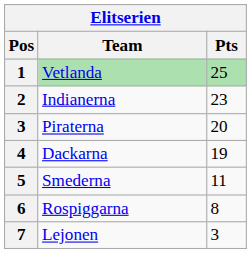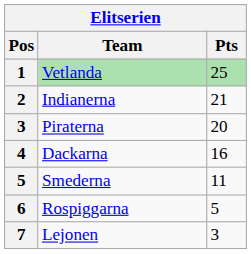(219, 99) 23 -> (219, 99) 21
(219, 153) 19 -> (219, 153) 16
(215, 208) 8 -> (215, 208) 5
